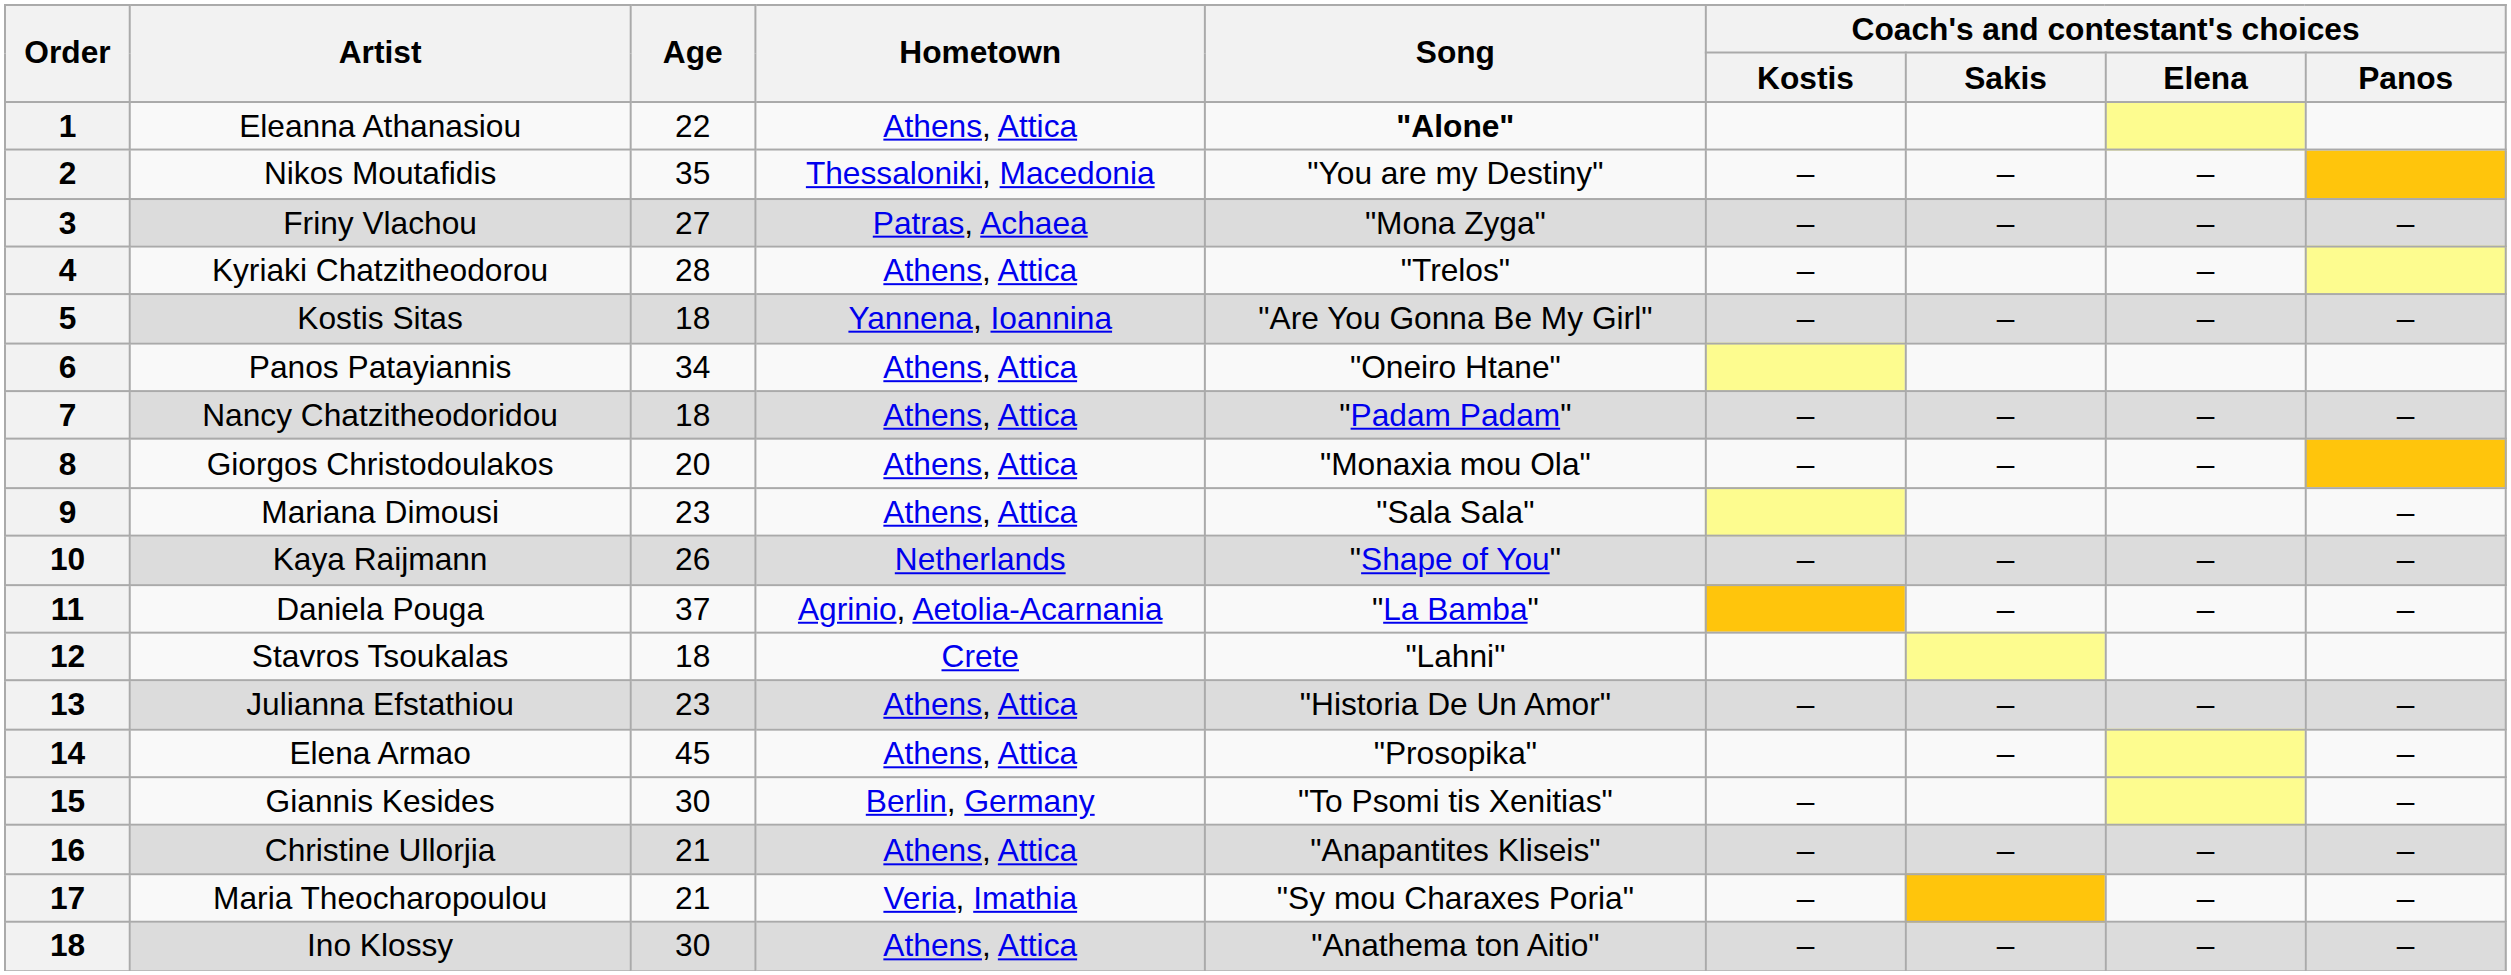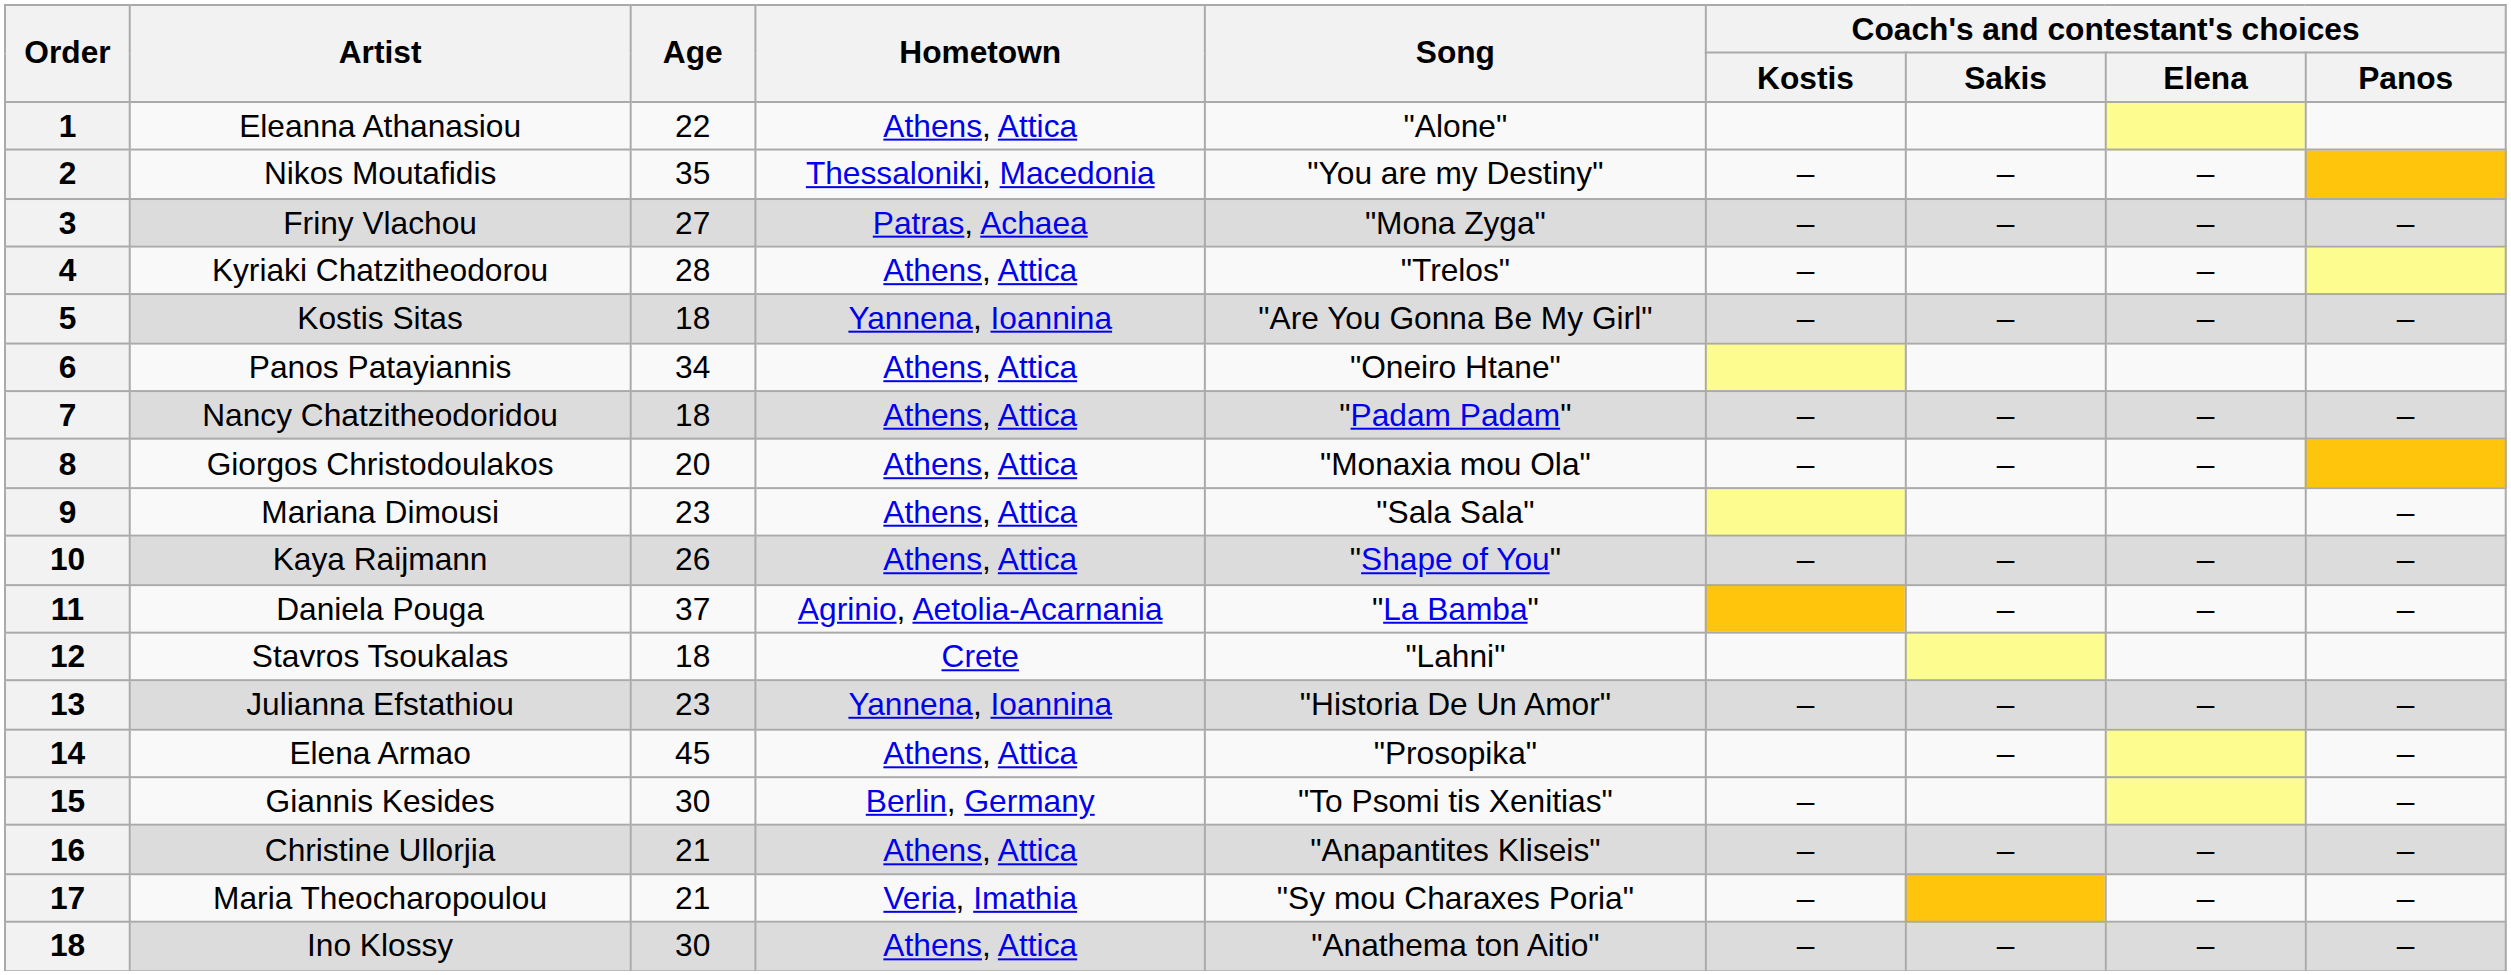(1455, 126) bold -> (1455, 126) normal
(980, 560) Netherlands -> (980, 560) Athens, Attica
(980, 705) Athens, Attica -> (980, 705) Yannena, Ioannina
